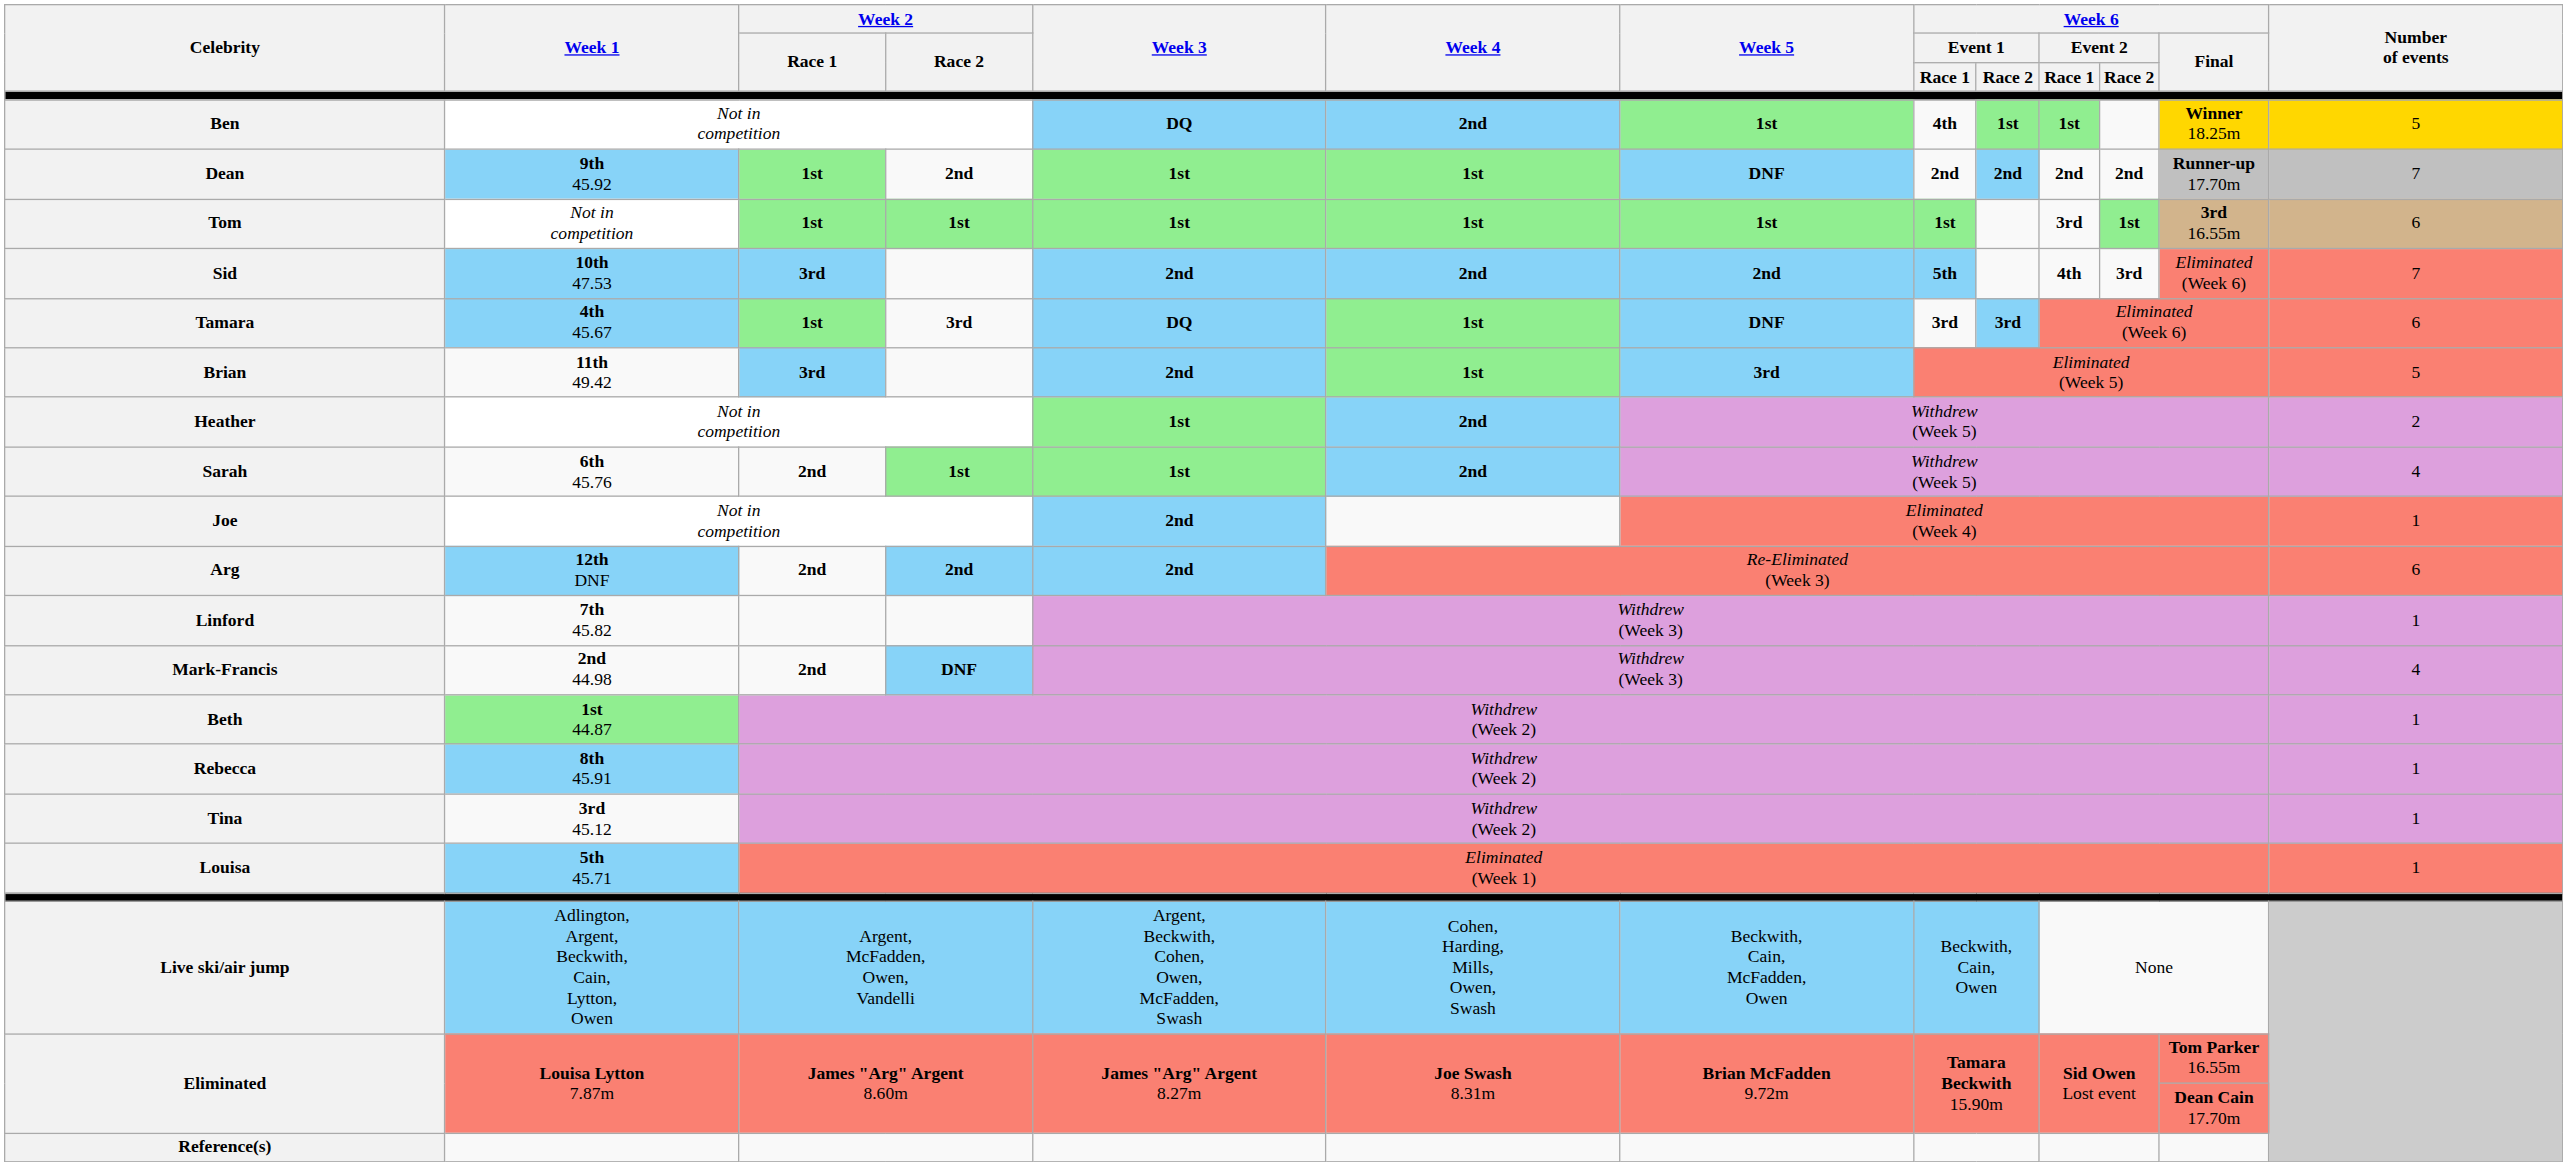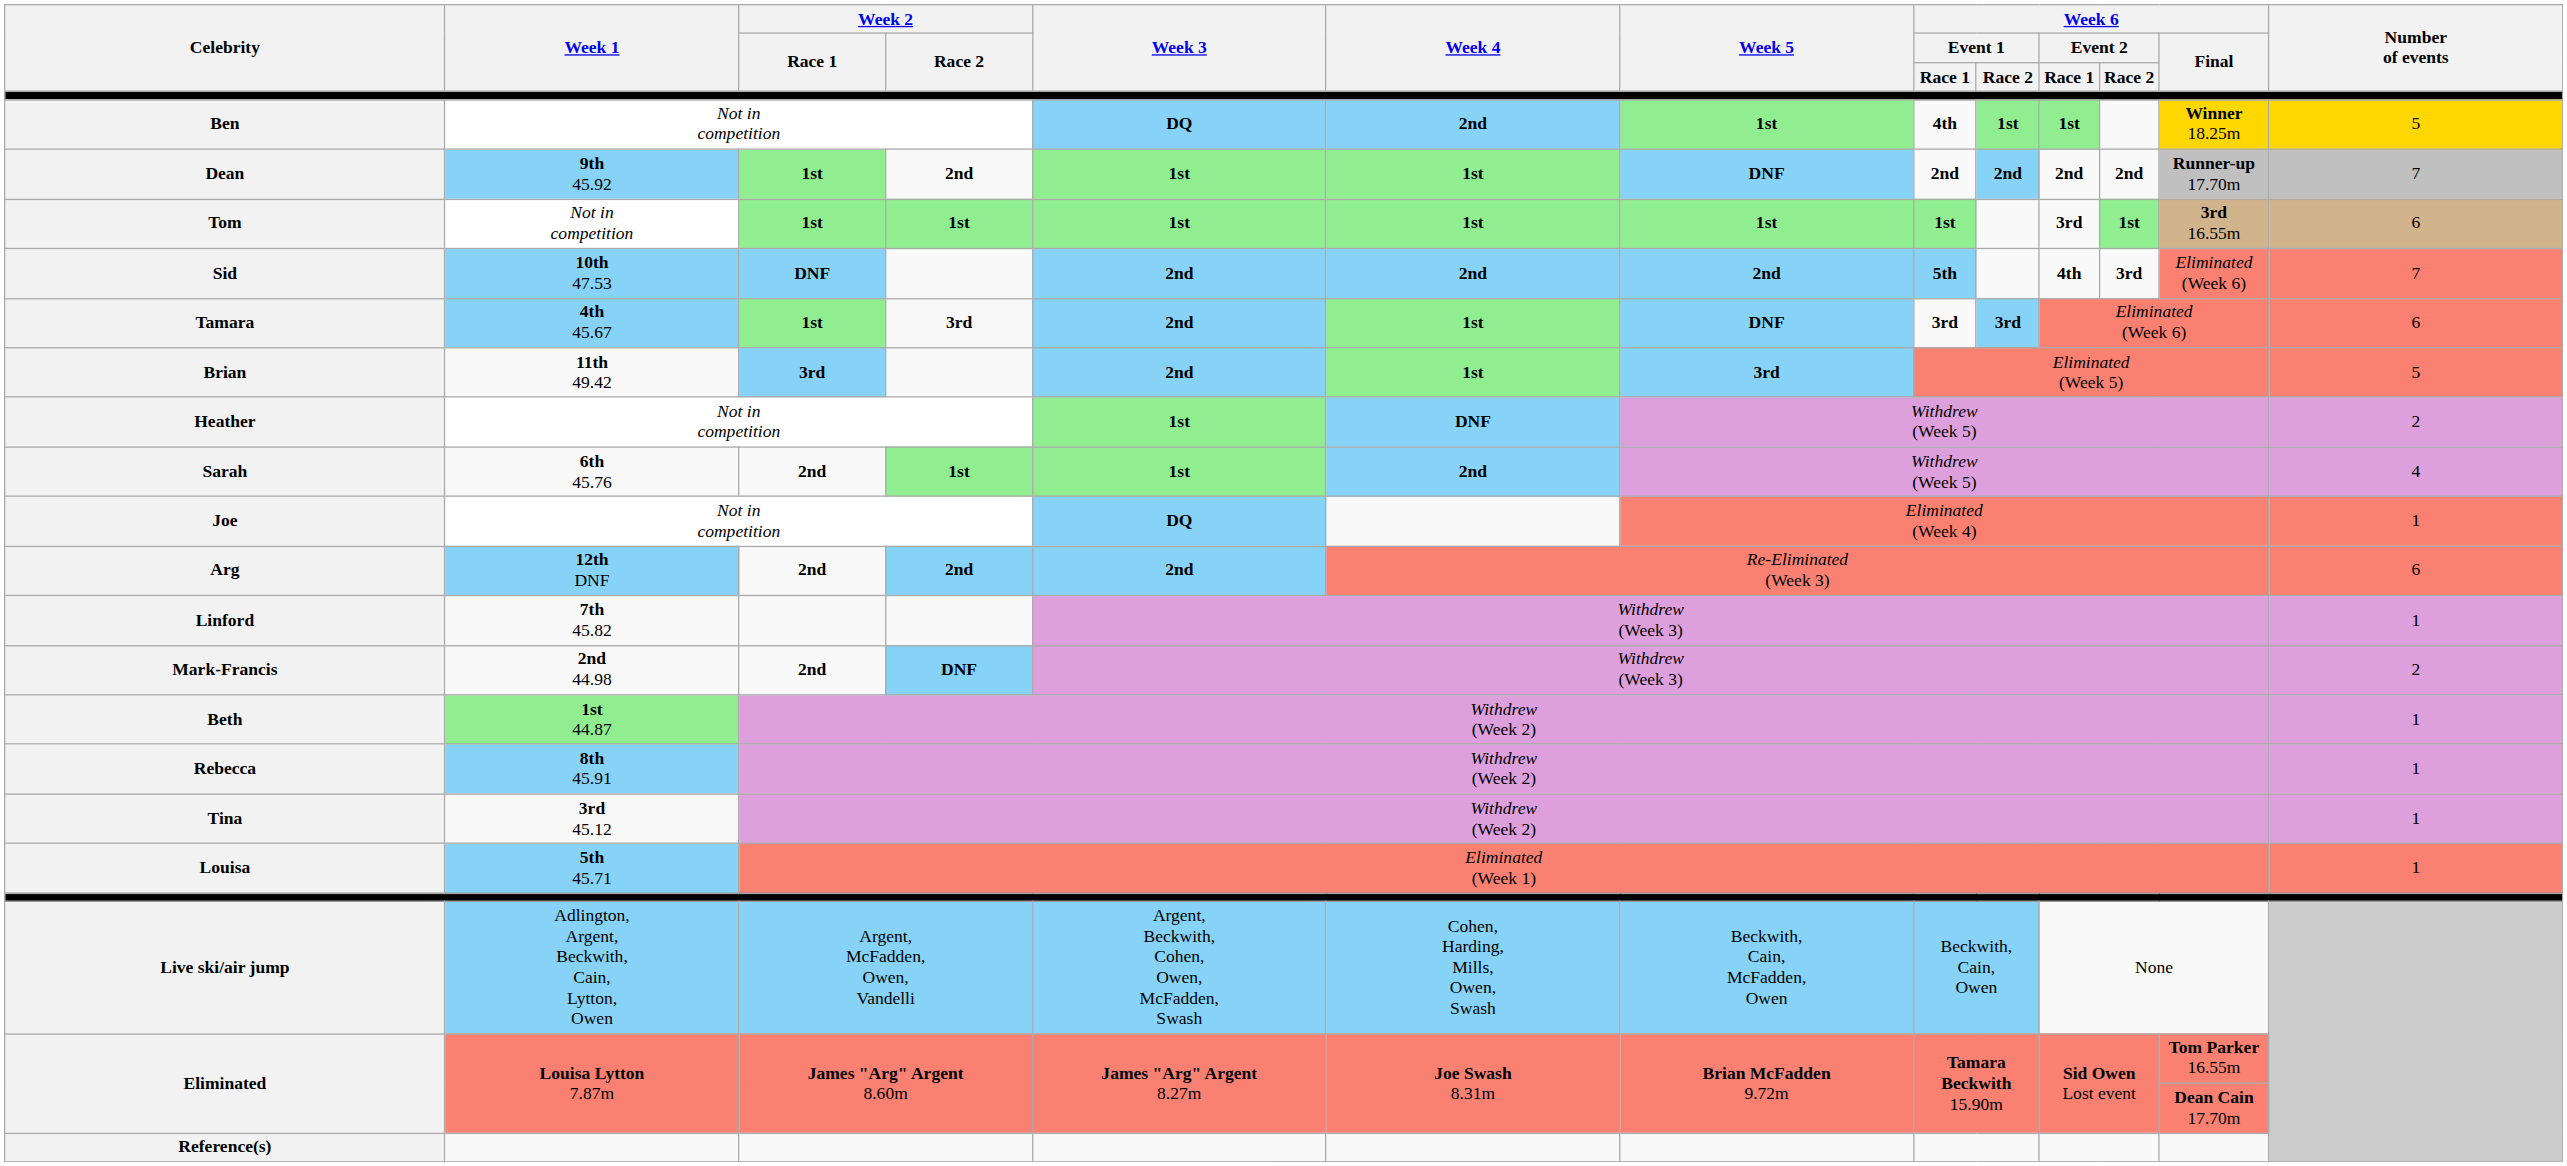(812, 272) 3rd -> (812, 272) DNF
(1179, 322) DQ -> (1179, 322) 2nd
(1473, 421) 2nd -> (1473, 421) DNF
(1179, 520) 2nd -> (1179, 520) DQ
(2416, 669) 4 -> (2416, 669) 2
